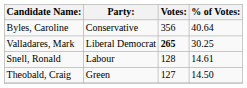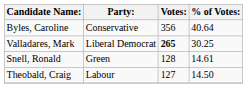(100, 59) Labour -> (98, 59) Green
(98, 75) Green -> (100, 75) Labour
